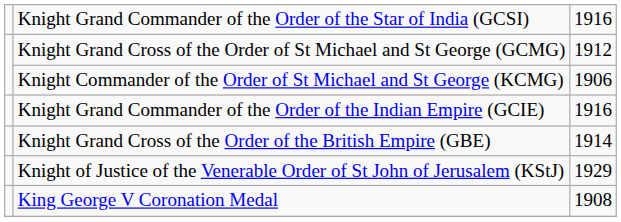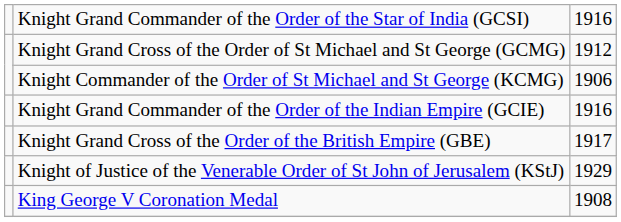(593, 140) 1914 -> (593, 140) 1917
